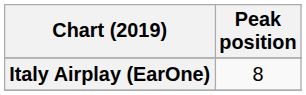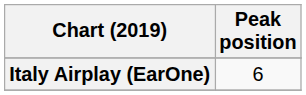(258, 74) 8 -> (258, 74) 6
